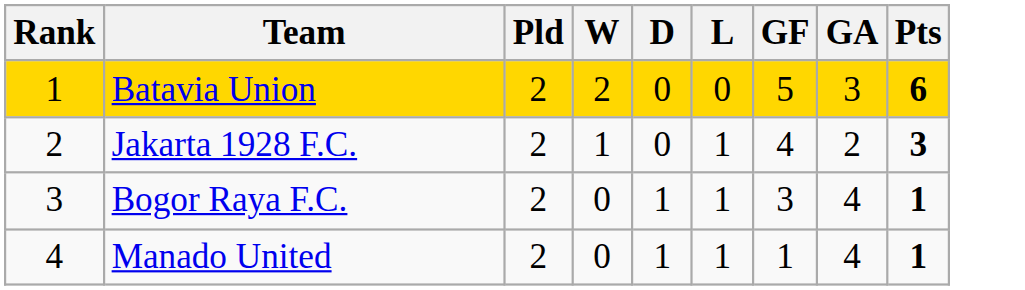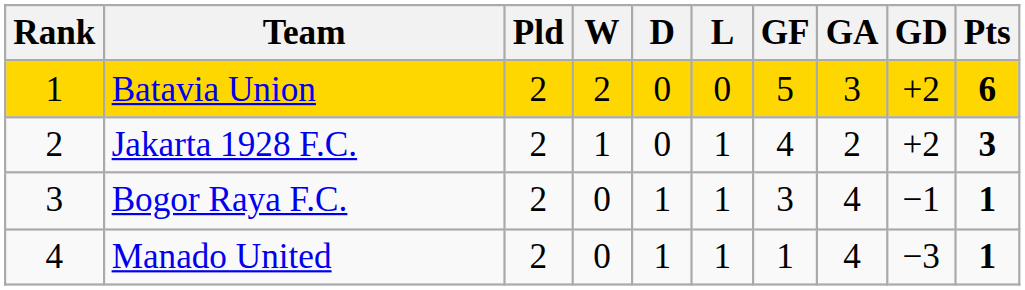+ column: (921, 32)
